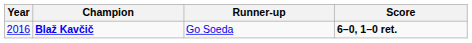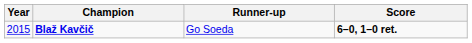(19, 30) 2016 -> (19, 30) 2015
